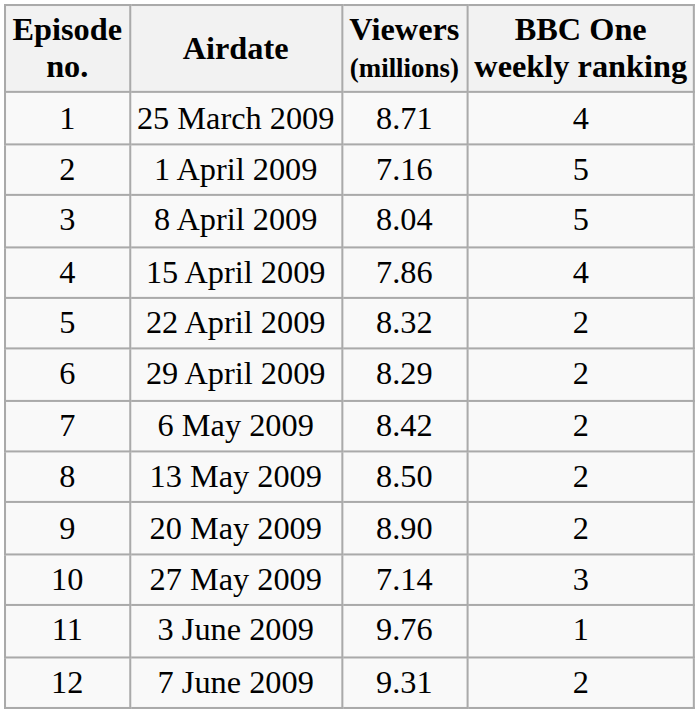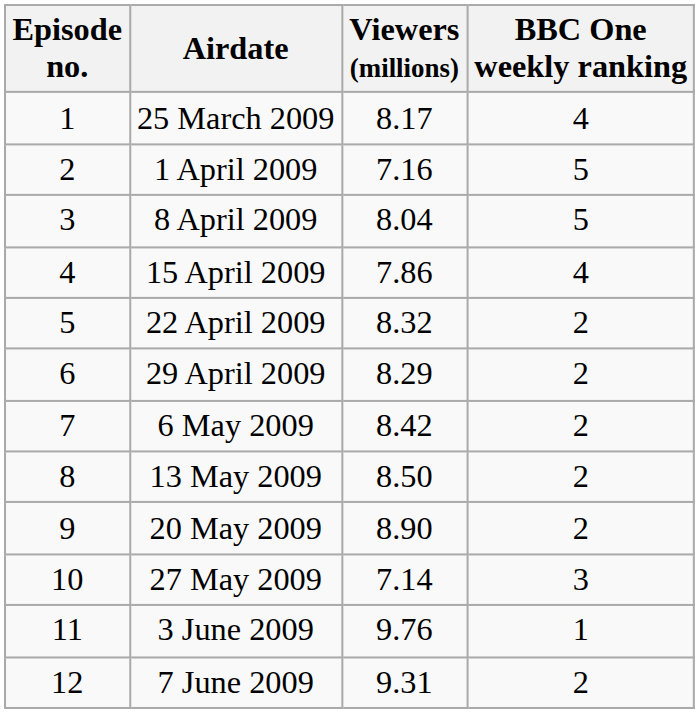(404, 117) 8.71 -> (404, 117) 8.17
